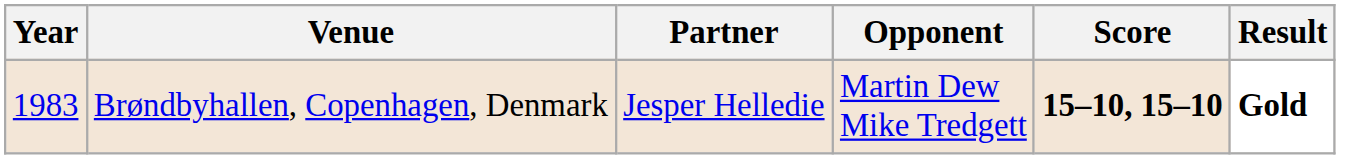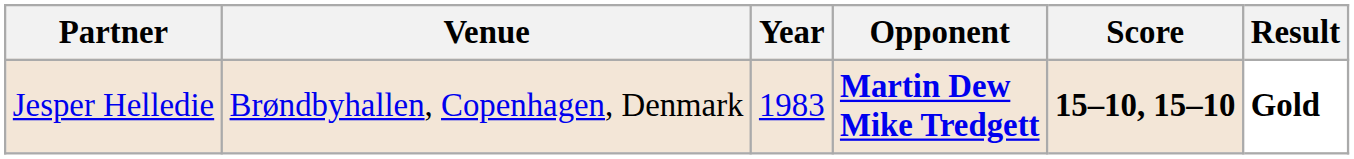columns swapped: (46, 31) <-> (724, 31)
(933, 105) normal -> (940, 105) bold
